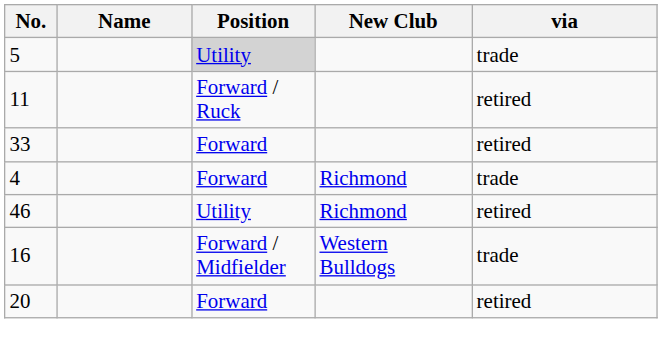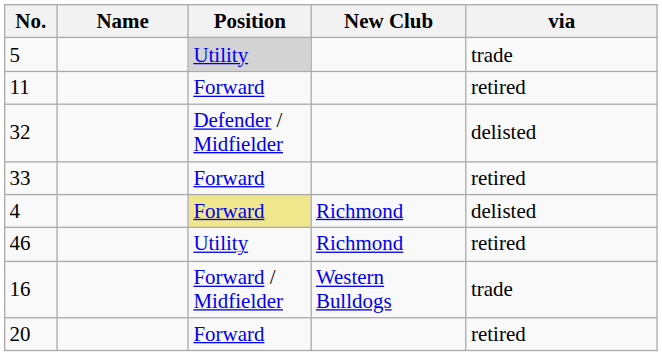(237, 99) Forward / Ruck -> (229, 87) Forward
+ row: (20, 132)
(232, 177) no background -> (229, 210) khaki background
(498, 177) trade -> (504, 210) delisted
